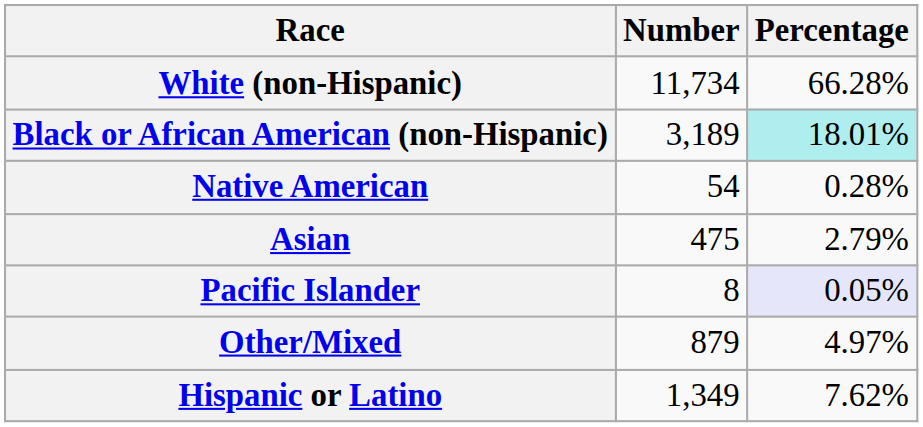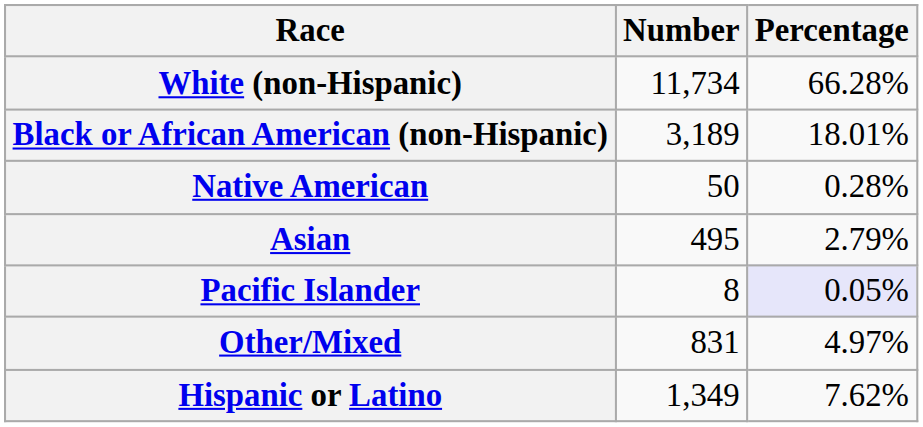(858, 134) paleturquoise background -> (858, 134) no background
(723, 186) 54 -> (723, 186) 50
(715, 238) 475 -> (715, 238) 495
(715, 342) 879 -> (715, 342) 831
